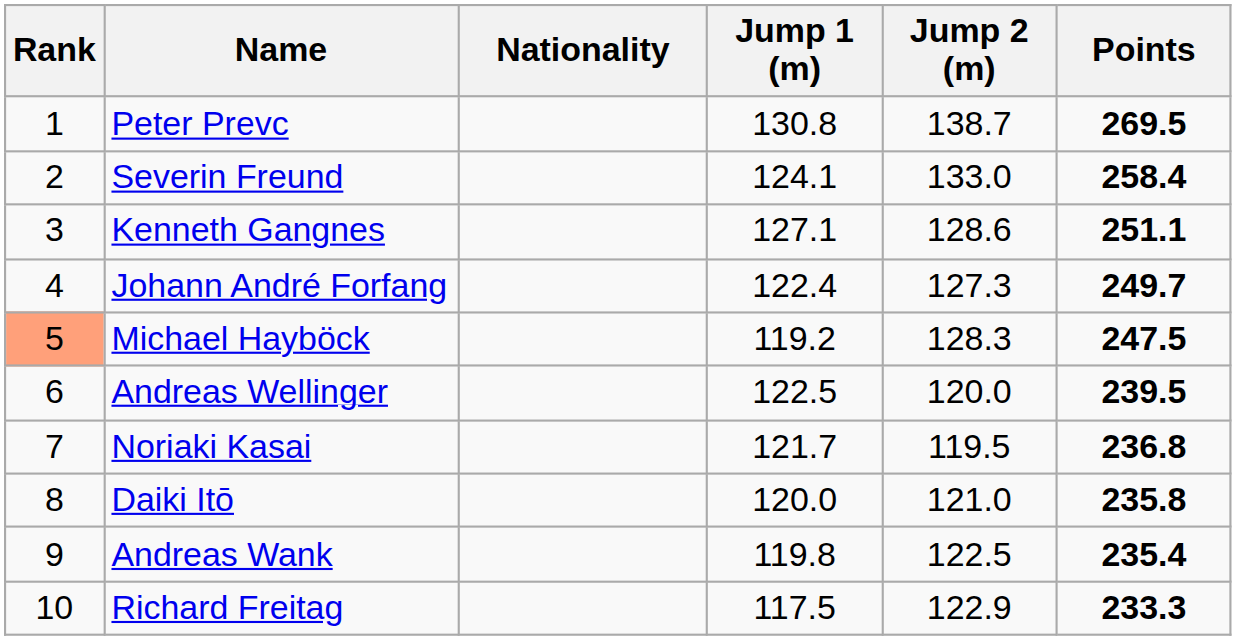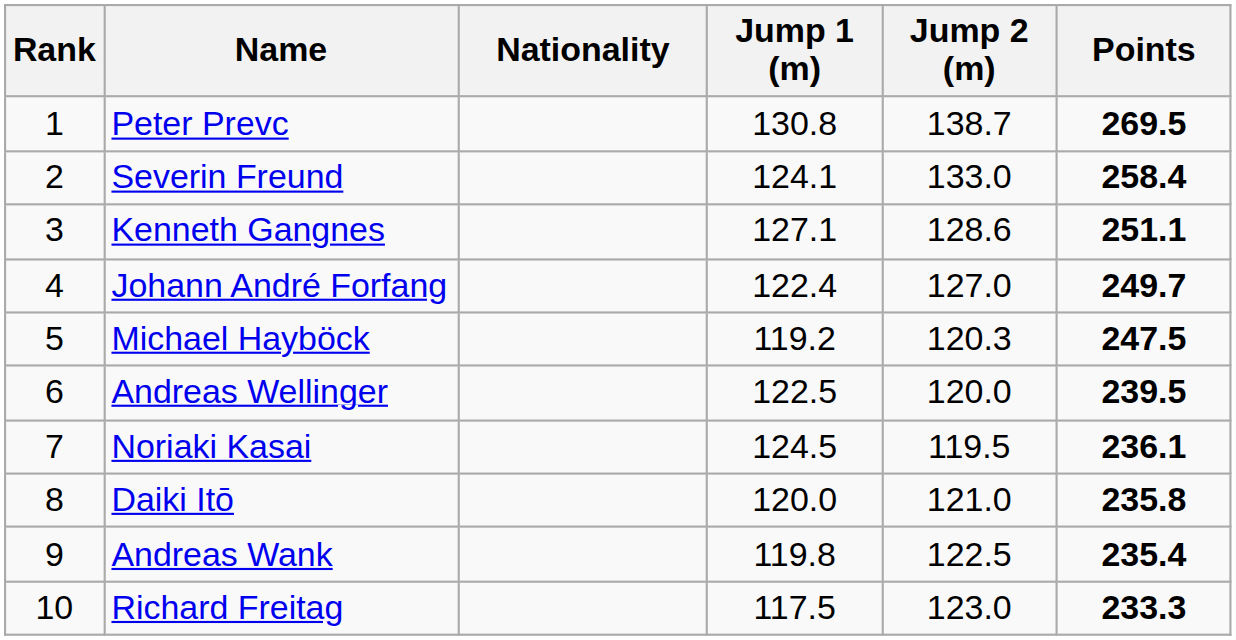(969, 284) 127.3 -> (969, 284) 127.0
(54, 338) lightsalmon background -> (54, 338) no background
(969, 338) 128.3 -> (969, 338) 120.3
(795, 446) 121.7 -> (795, 446) 124.5
(1144, 446) 236.8 -> (1144, 446) 236.1
(969, 607) 122.9 -> (969, 607) 123.0
